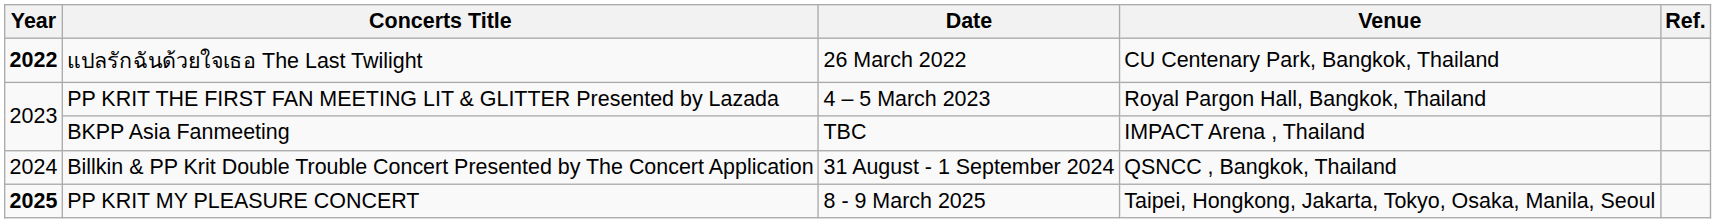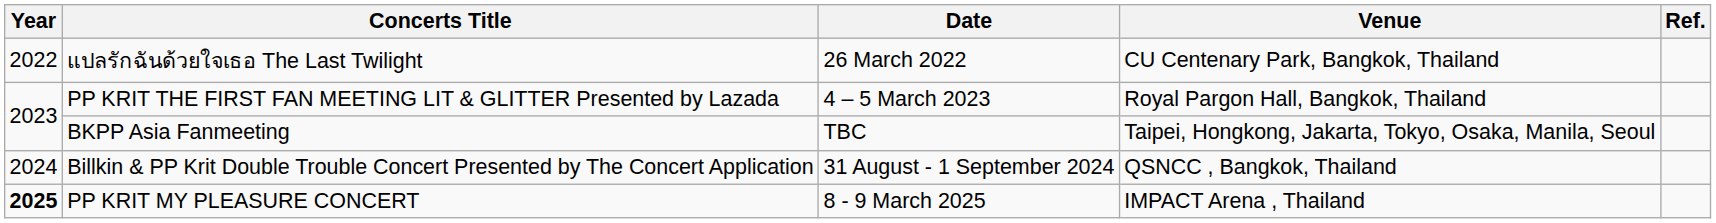(33, 60) bold -> (33, 60) normal
(1245, 132) IMPACT Arena , Thailand -> (1390, 132) Taipei, Hongkong, Jakarta, Tokyo, Osaka, Manila, Seoul
(1390, 200) Taipei, Hongkong, Jakarta, Tokyo, Osaka, Manila, Seoul -> (1245, 200) IMPACT Arena , Thailand
